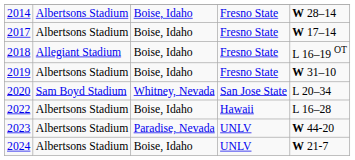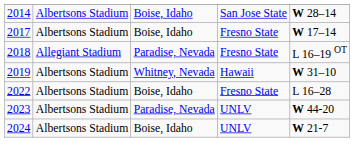(249, 13) Fresno State -> (254, 13) San Jose State
(163, 52) Boise, Idaho -> (174, 52) Paradise, Nevada
(163, 72) Boise, Idaho -> (174, 72) Whitney, Nevada
(249, 72) Fresno State -> (237, 72) Hawaii
- row: (19, 91)
(237, 109) Hawaii -> (249, 91) Fresno State
